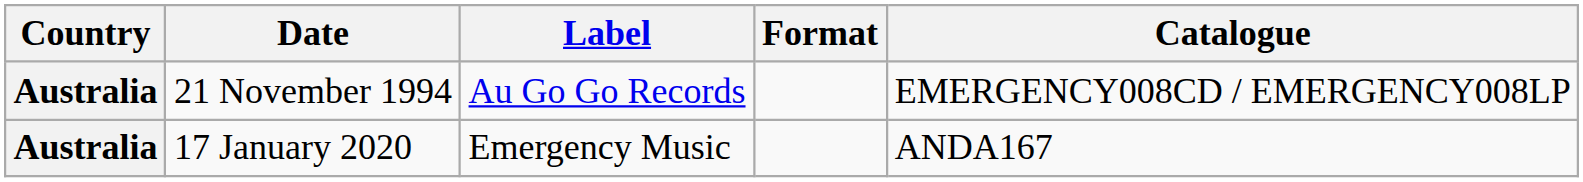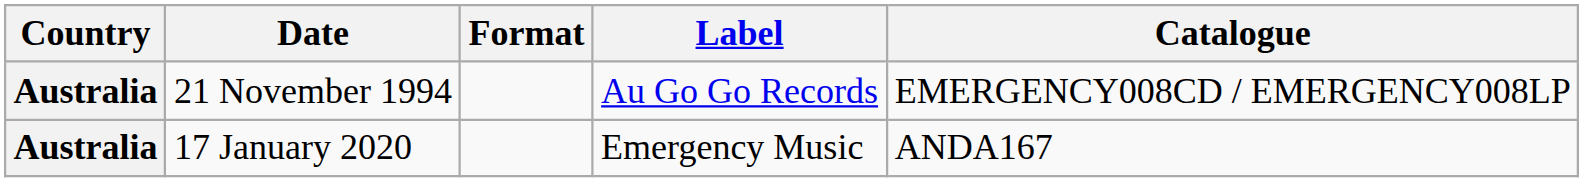columns swapped: (820, 33) <-> (607, 33)
